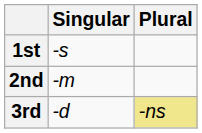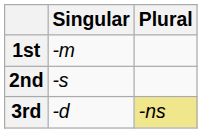(60, 50) -s -> (64, 50) -m
(64, 81) -m -> (60, 81) -s
